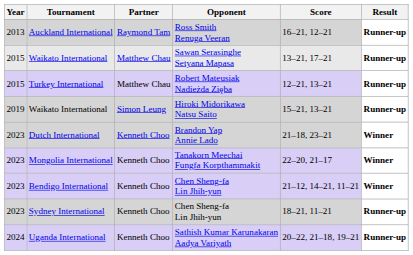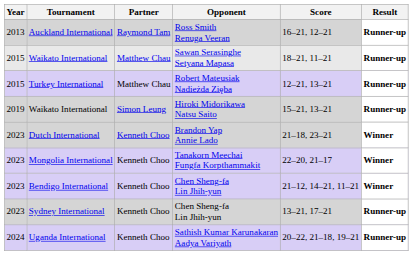(307, 58) 13–21, 17–21 -> (307, 58) 18–21, 11–21
(307, 212) 18–21, 11–21 -> (307, 212) 13–21, 17–21
